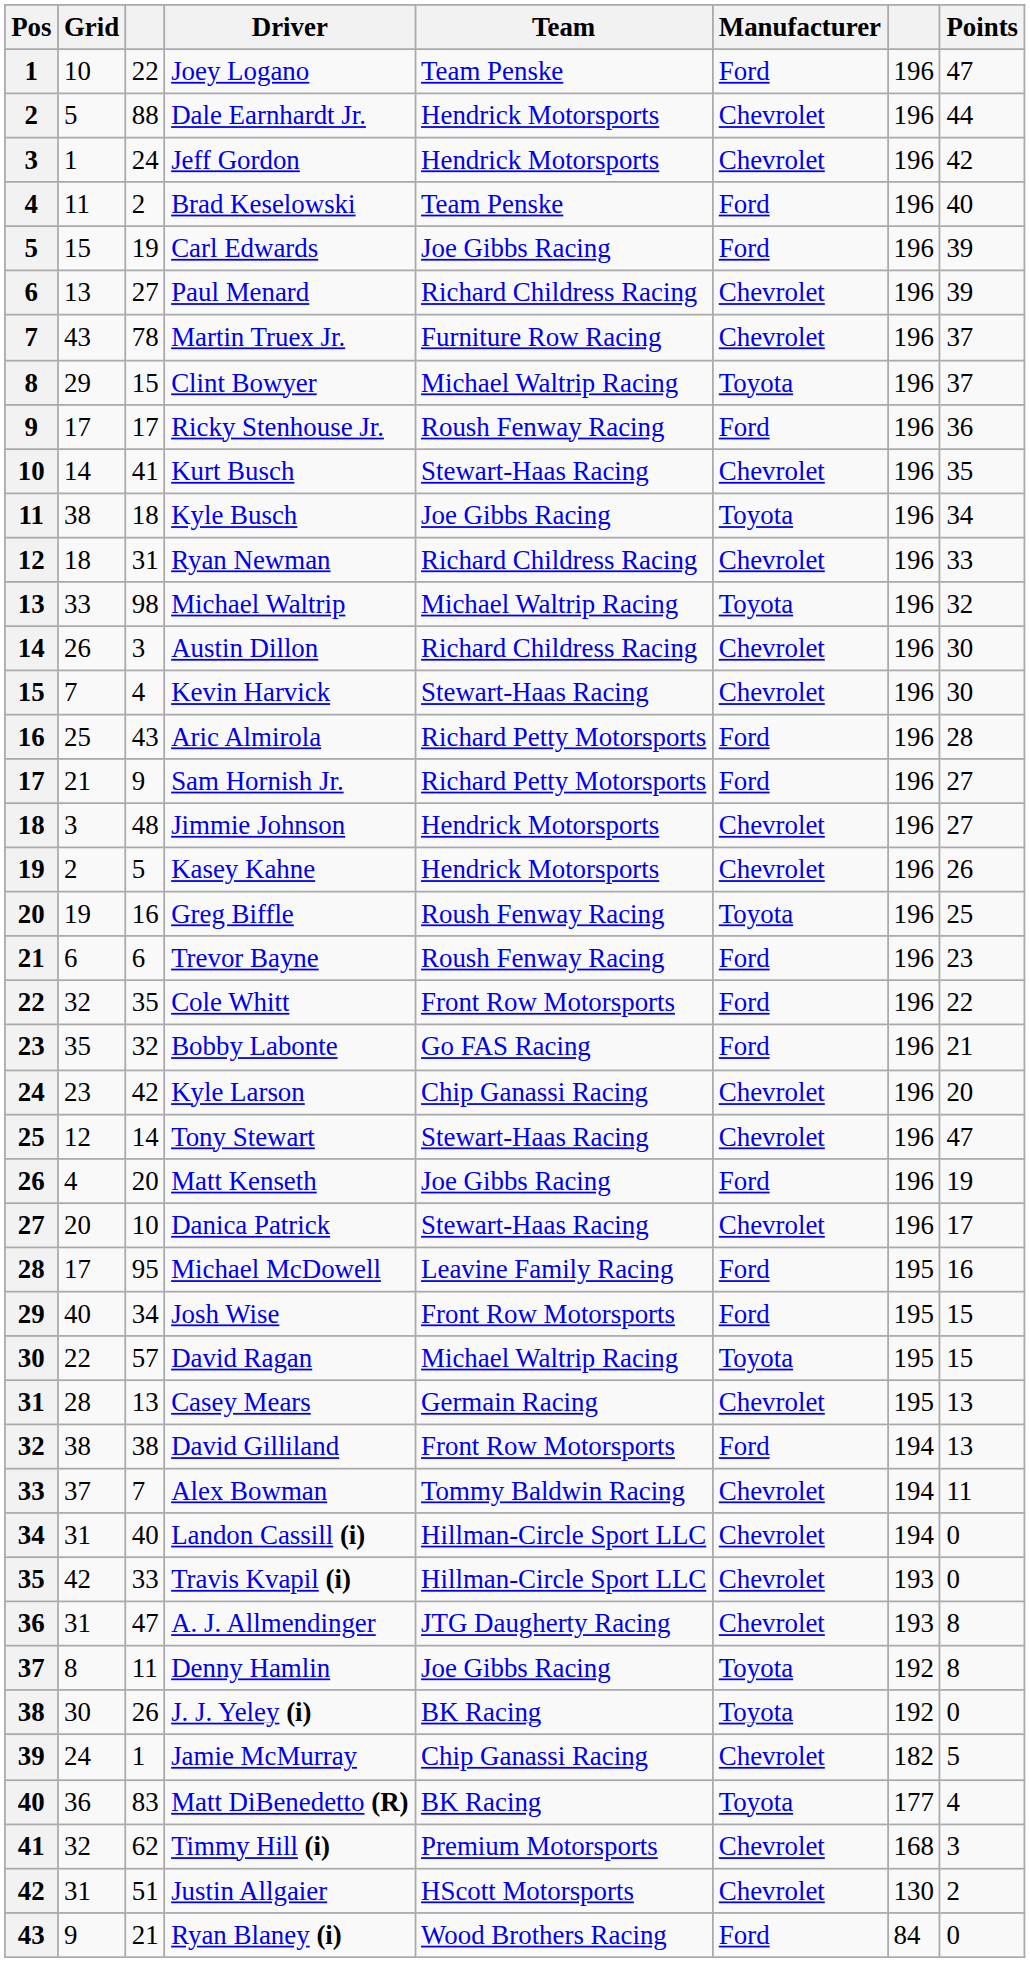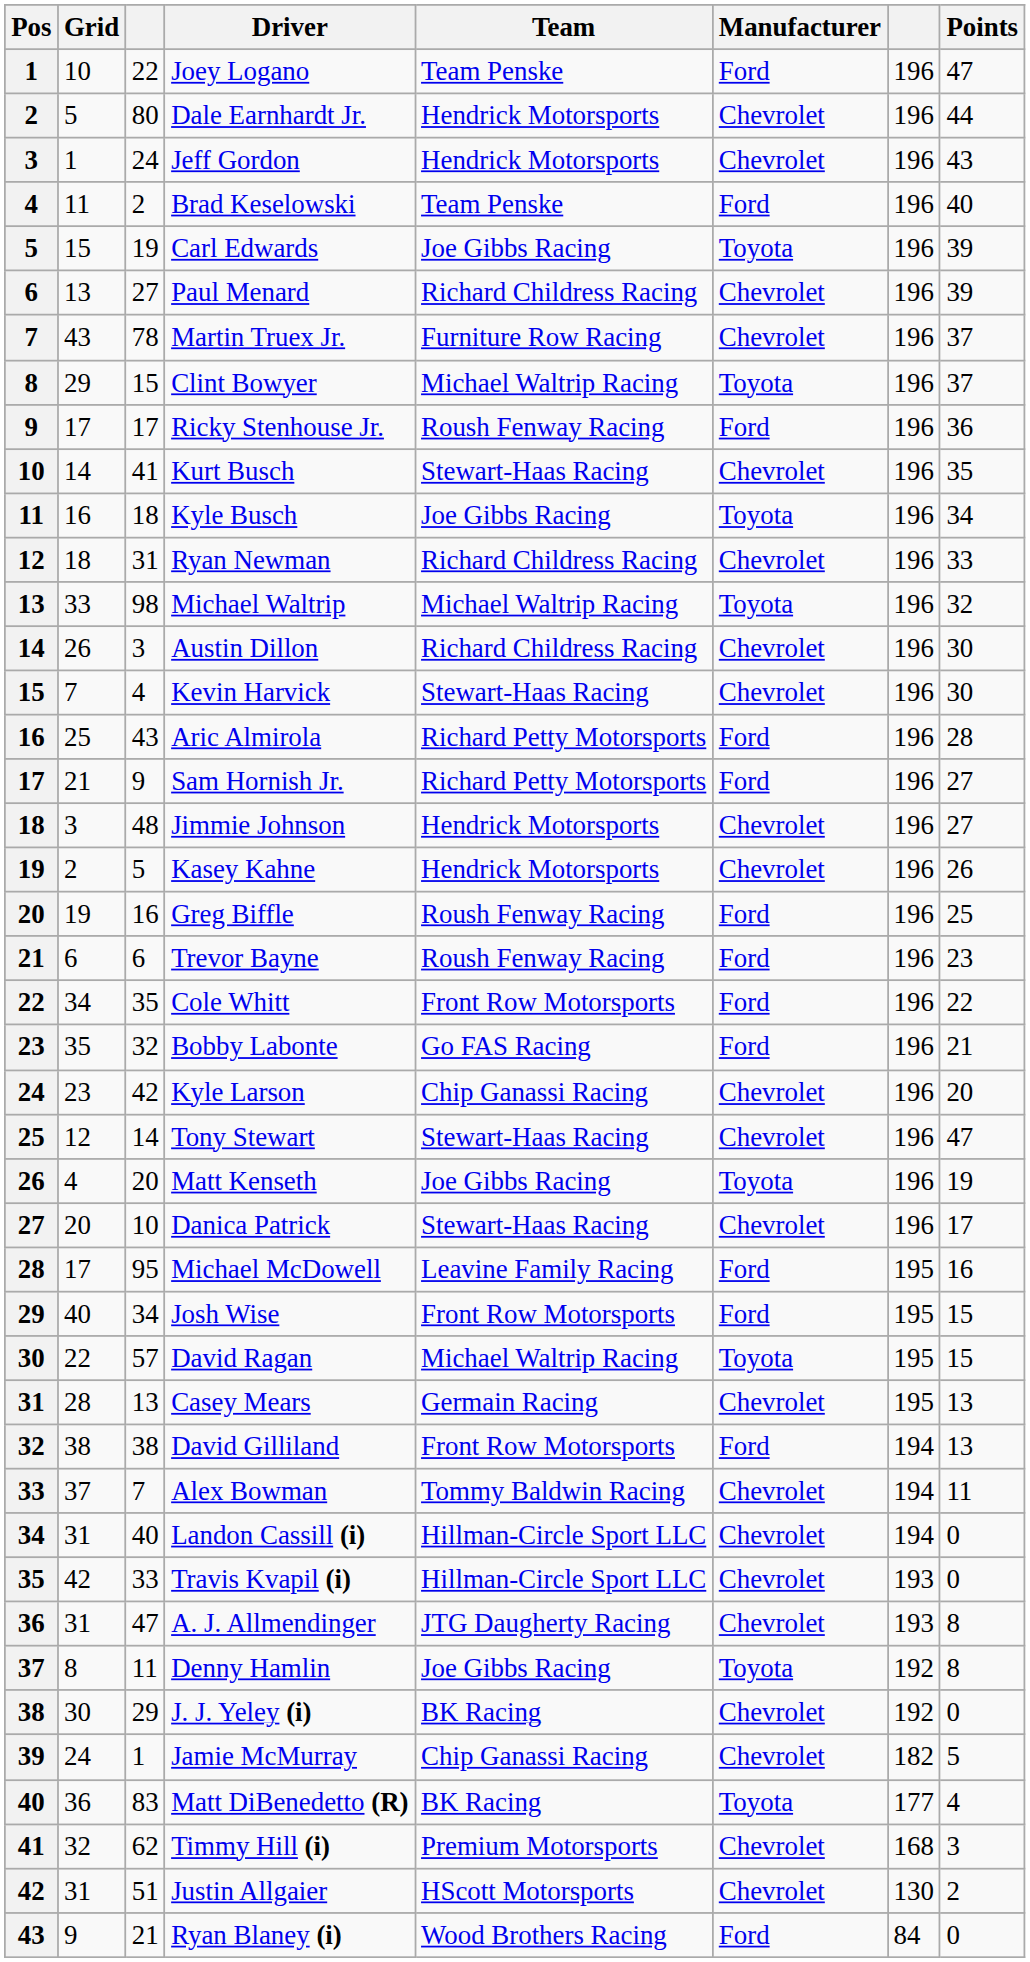(145, 115) 88 -> (145, 115) 80
(960, 159) 42 -> (960, 159) 43
(744, 248) Ford -> (756, 248) Toyota
(77, 514) 38 -> (77, 514) 16
(756, 914) Toyota -> (744, 914) Ford
(77, 1002) 32 -> (77, 1002) 34
(744, 1180) Ford -> (756, 1180) Toyota
(145, 1712) 26 -> (145, 1712) 29
(756, 1712) Toyota -> (772, 1712) Chevrolet
